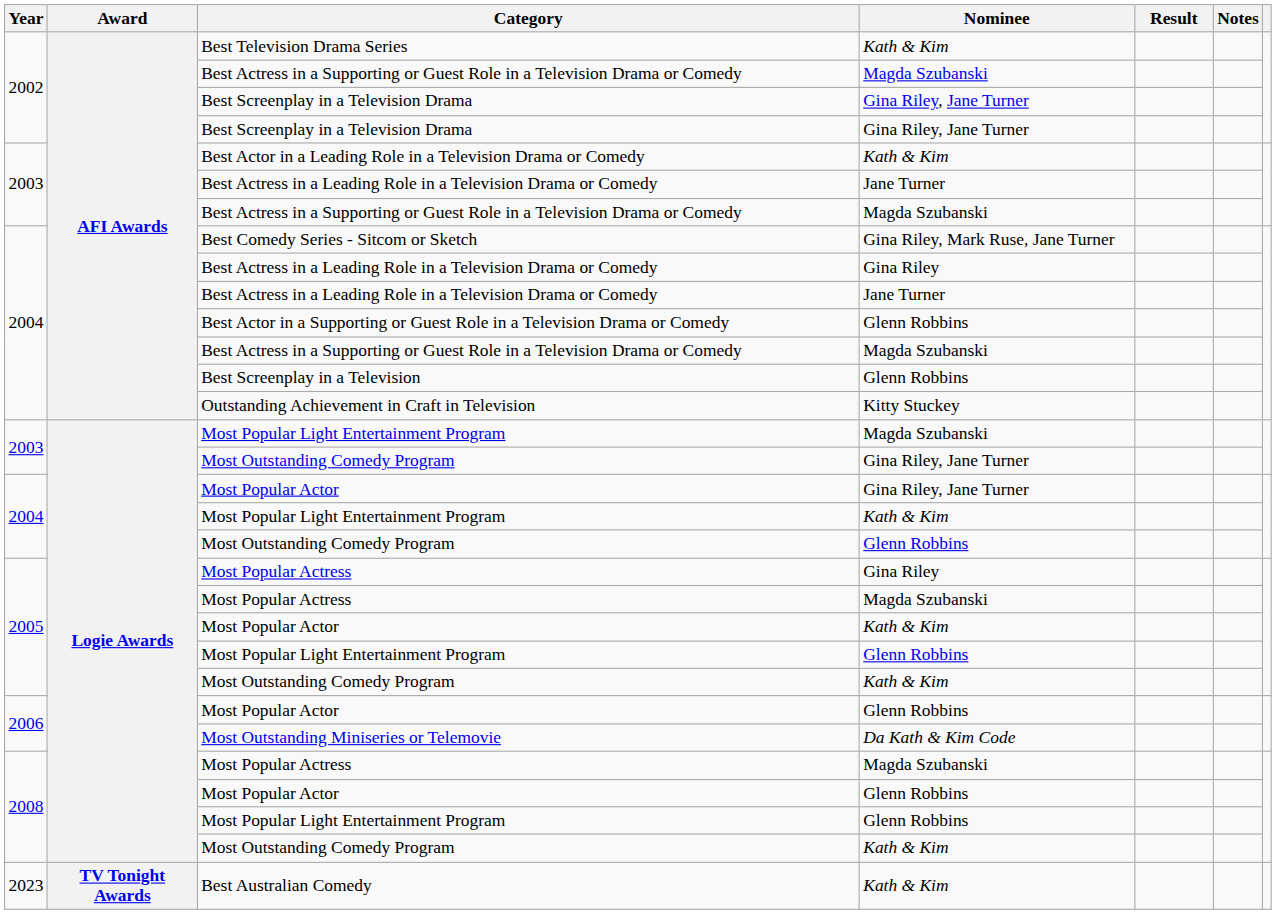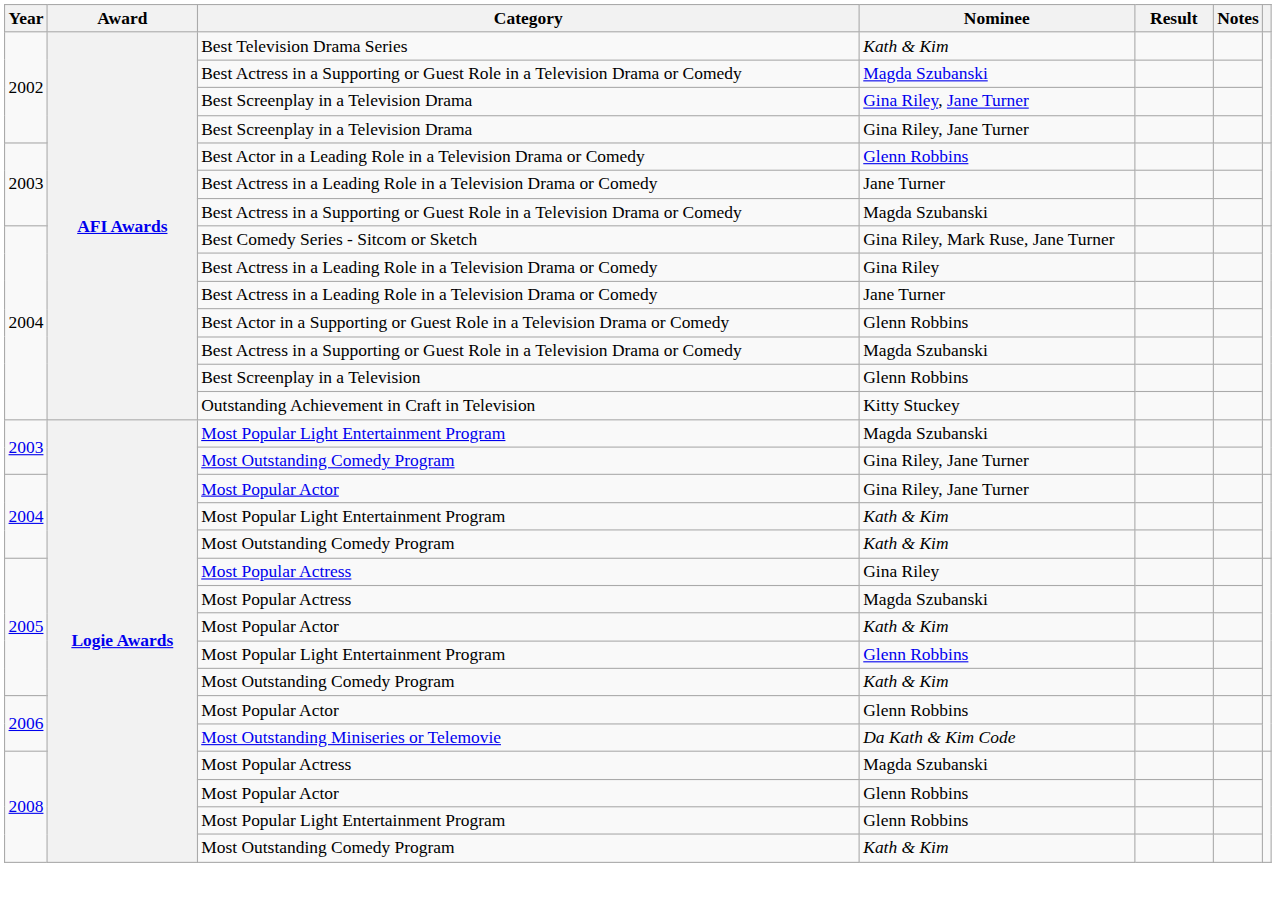(906, 156) Kath & Kim -> (916, 156) Glenn Robbins
(916, 543) Glenn Robbins -> (906, 543) Kath & Kim
- row: (26, 885)
